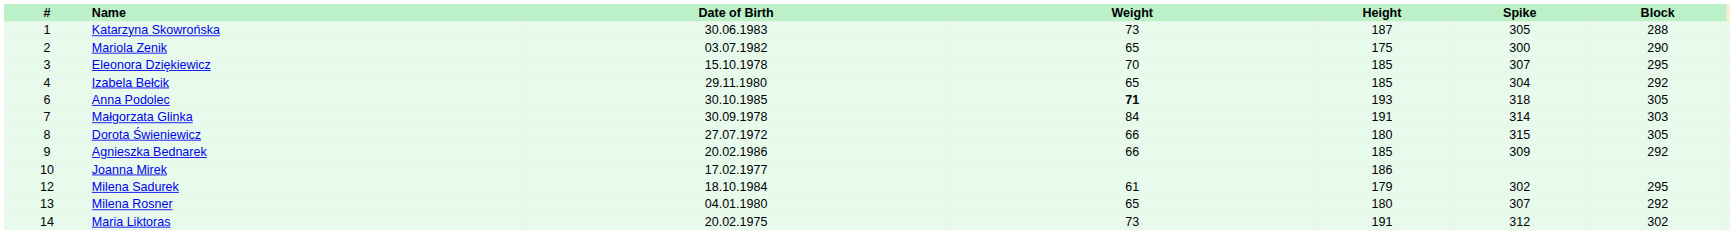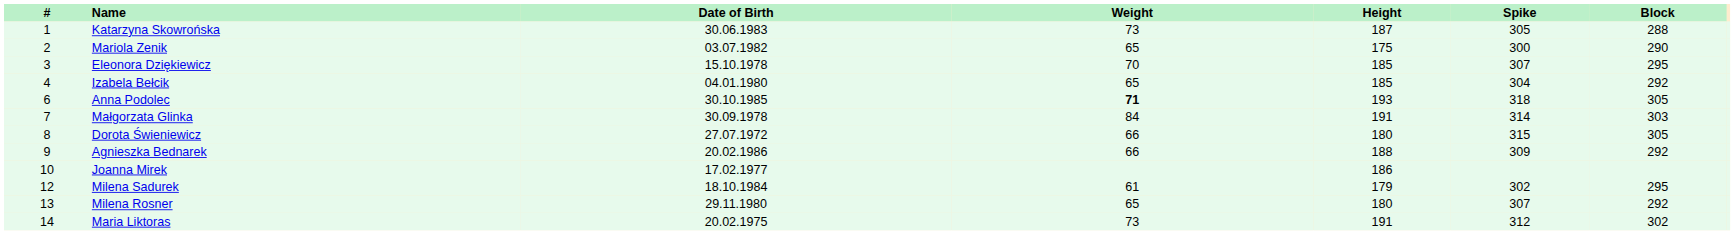(736, 82) 29.11.1980 -> (736, 82) 04.01.1980
(1382, 152) 185 -> (1382, 152) 188
(736, 204) 04.01.1980 -> (736, 204) 29.11.1980
